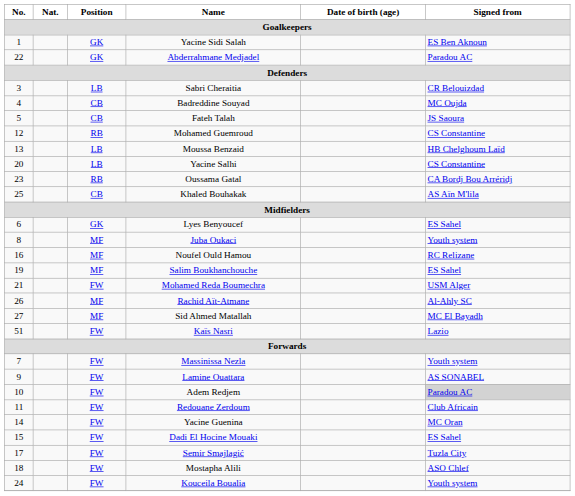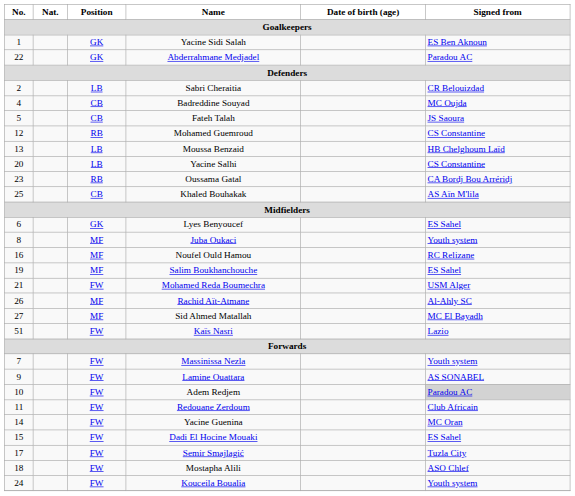(19, 88) 3 -> (19, 88) 2
